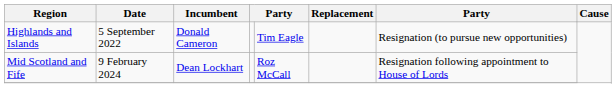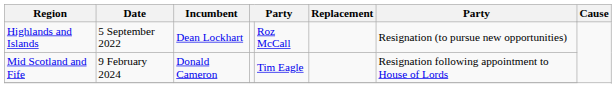(197, 37) Donald Cameron -> (210, 37) Dean Lockhart
(280, 37) Tim Eagle -> (274, 37) Roz McCall
(210, 67) Dean Lockhart -> (197, 67) Donald Cameron
(274, 67) Roz McCall -> (280, 67) Tim Eagle
